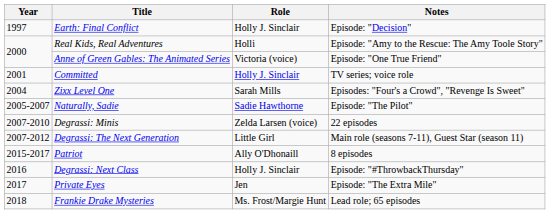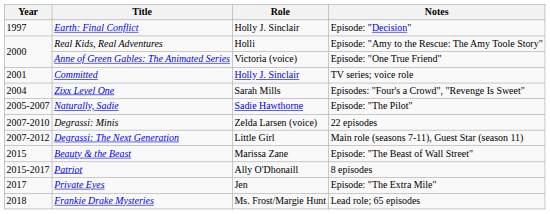+ row: (93, 153)
- row: (96, 169)
